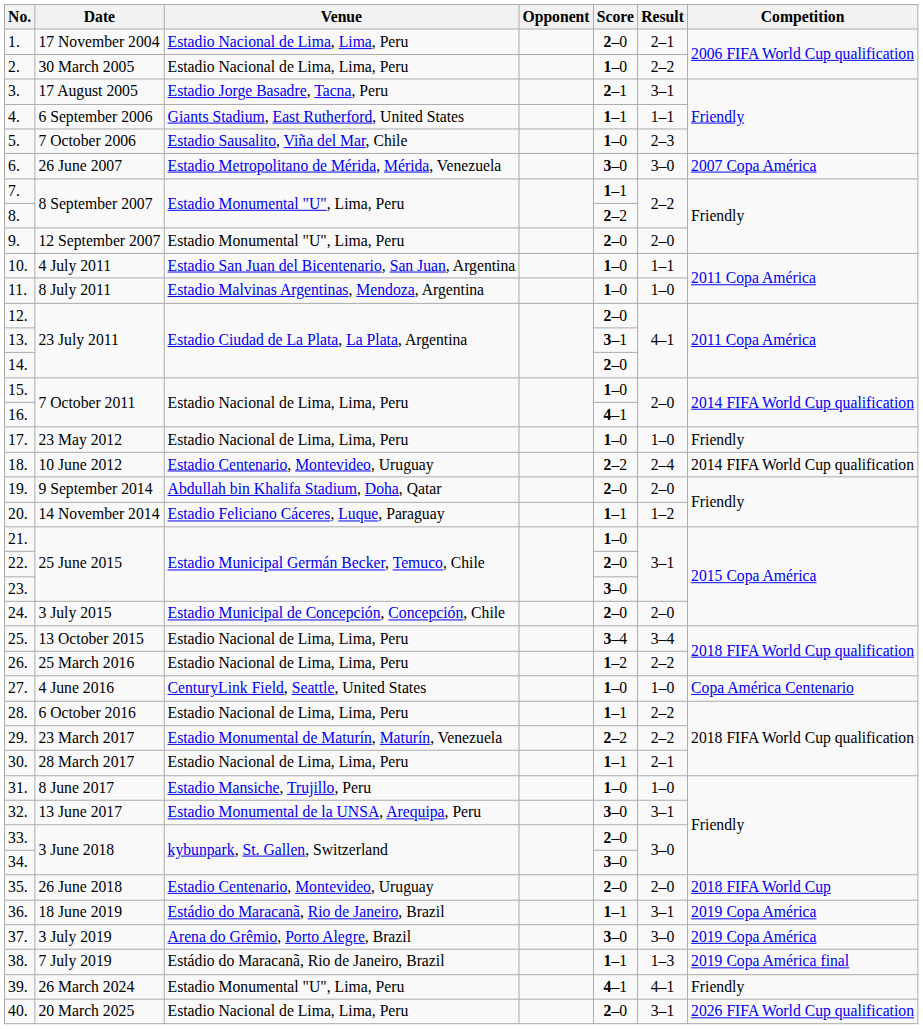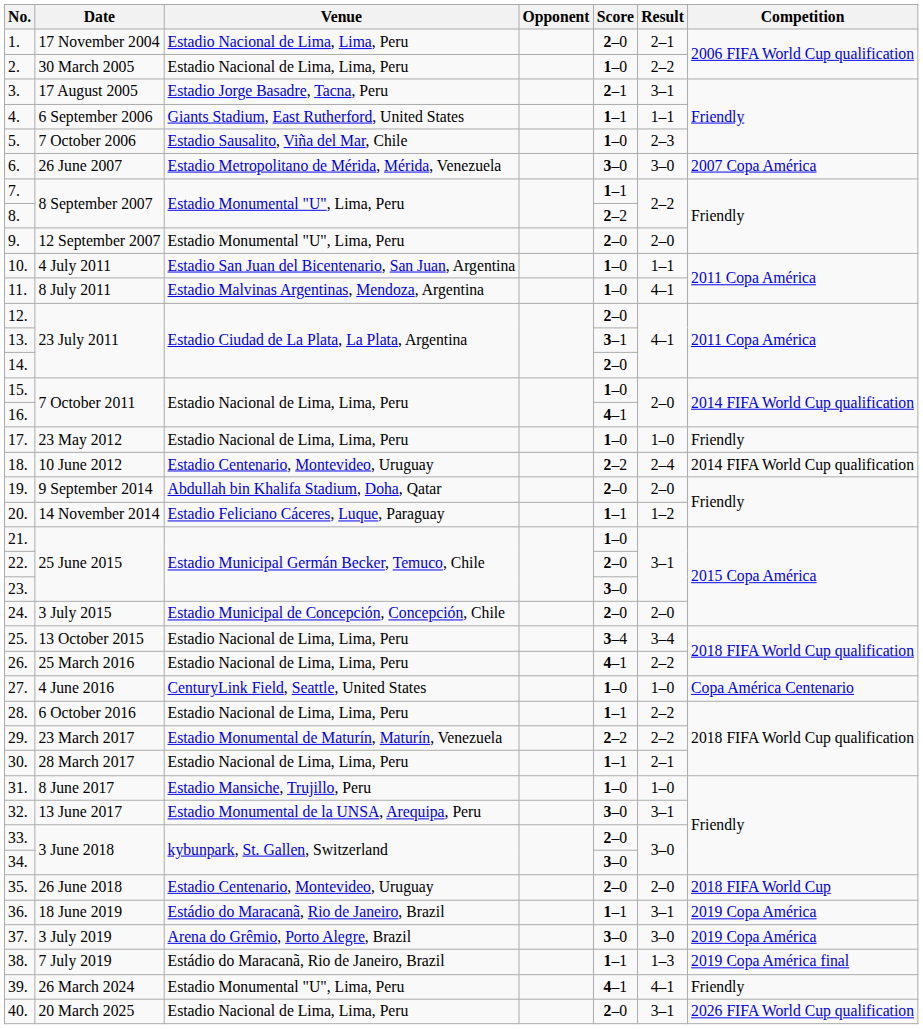(663, 290) 1–0 -> (663, 290) 4–1
(615, 663) 1–2 -> (615, 663) 4–1
